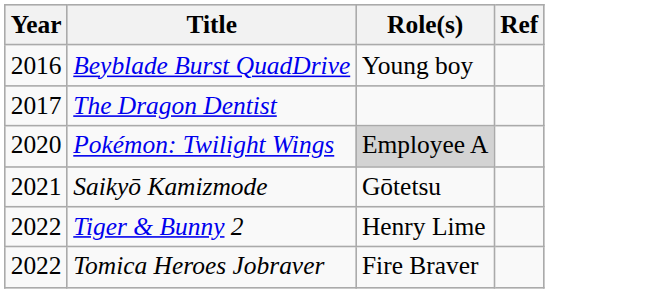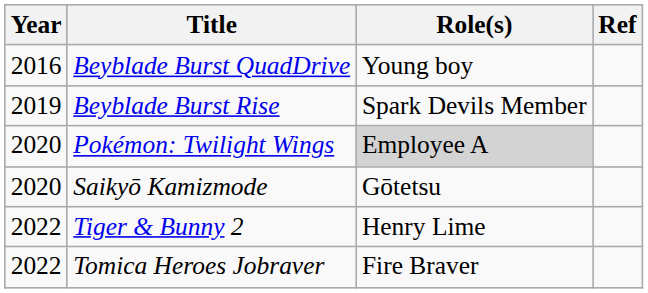- row: (175, 105)
+ row: (176, 105)
(36, 186) 2021 -> (36, 186) 2020
